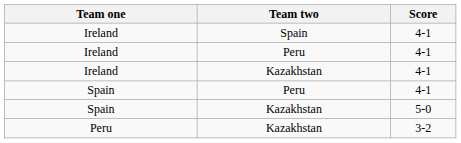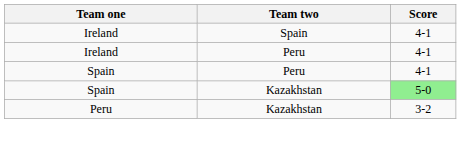- row: (101, 71)
(423, 109) no background -> (423, 90) lightgreen background
